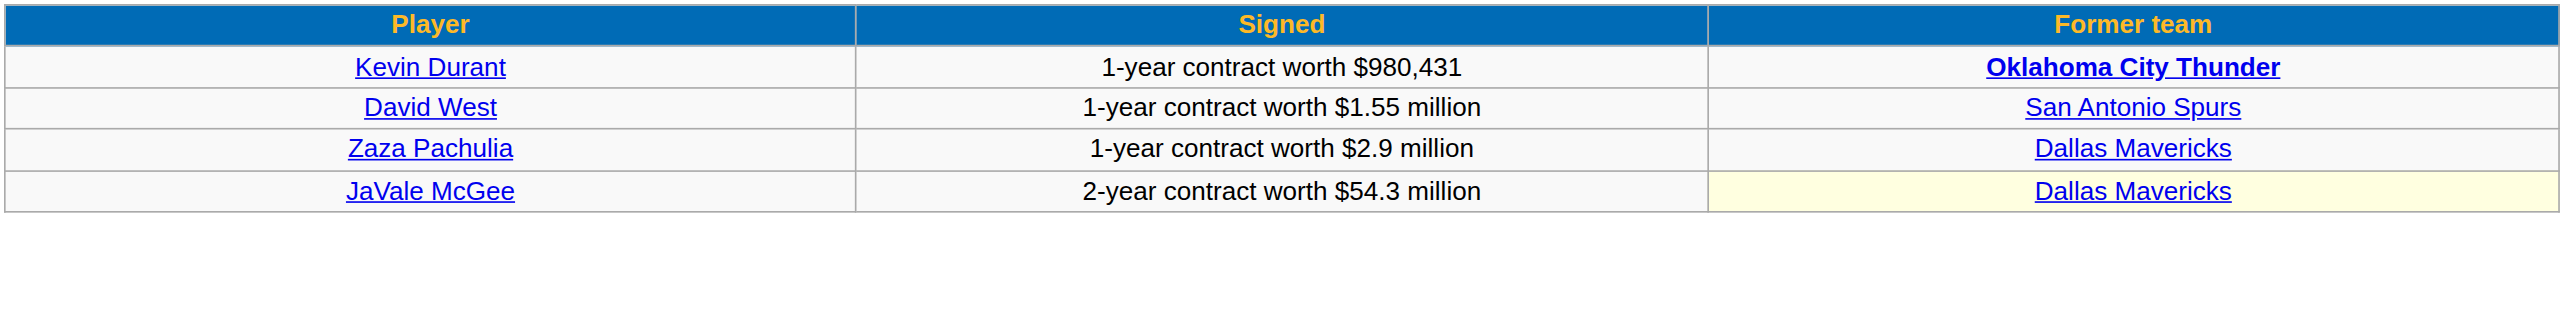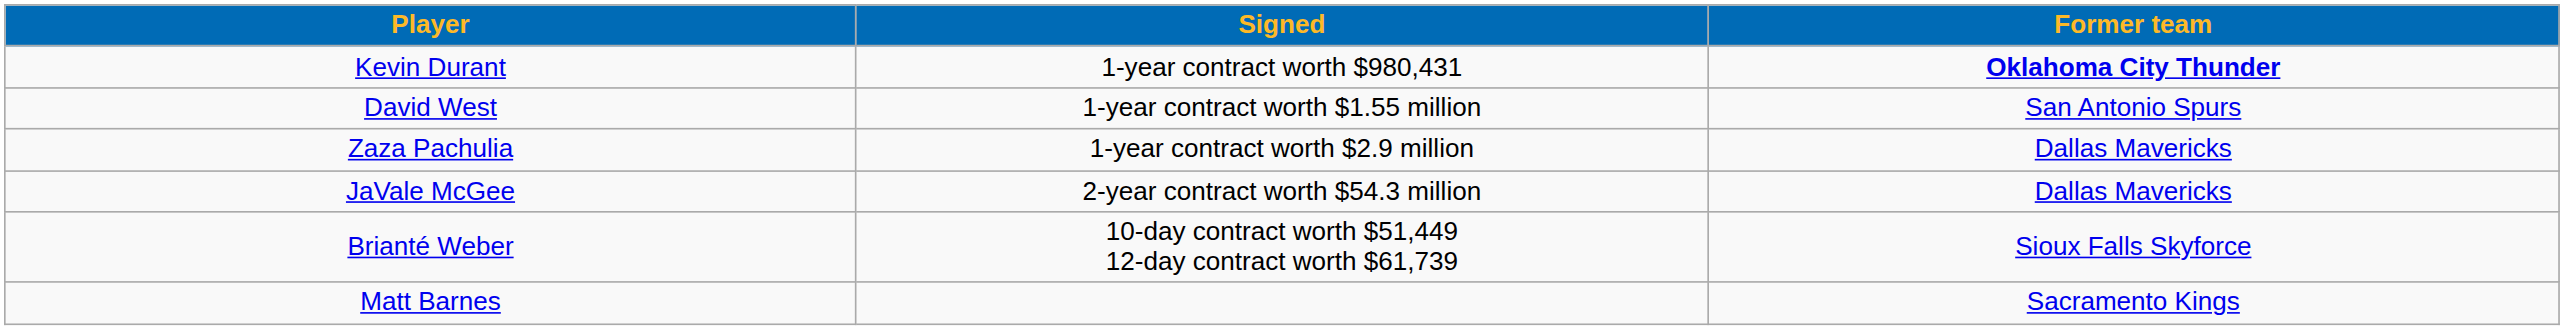(2133, 190) lightyellow background -> (2133, 190) no background
+ row: (431, 246)
+ row: (431, 302)
